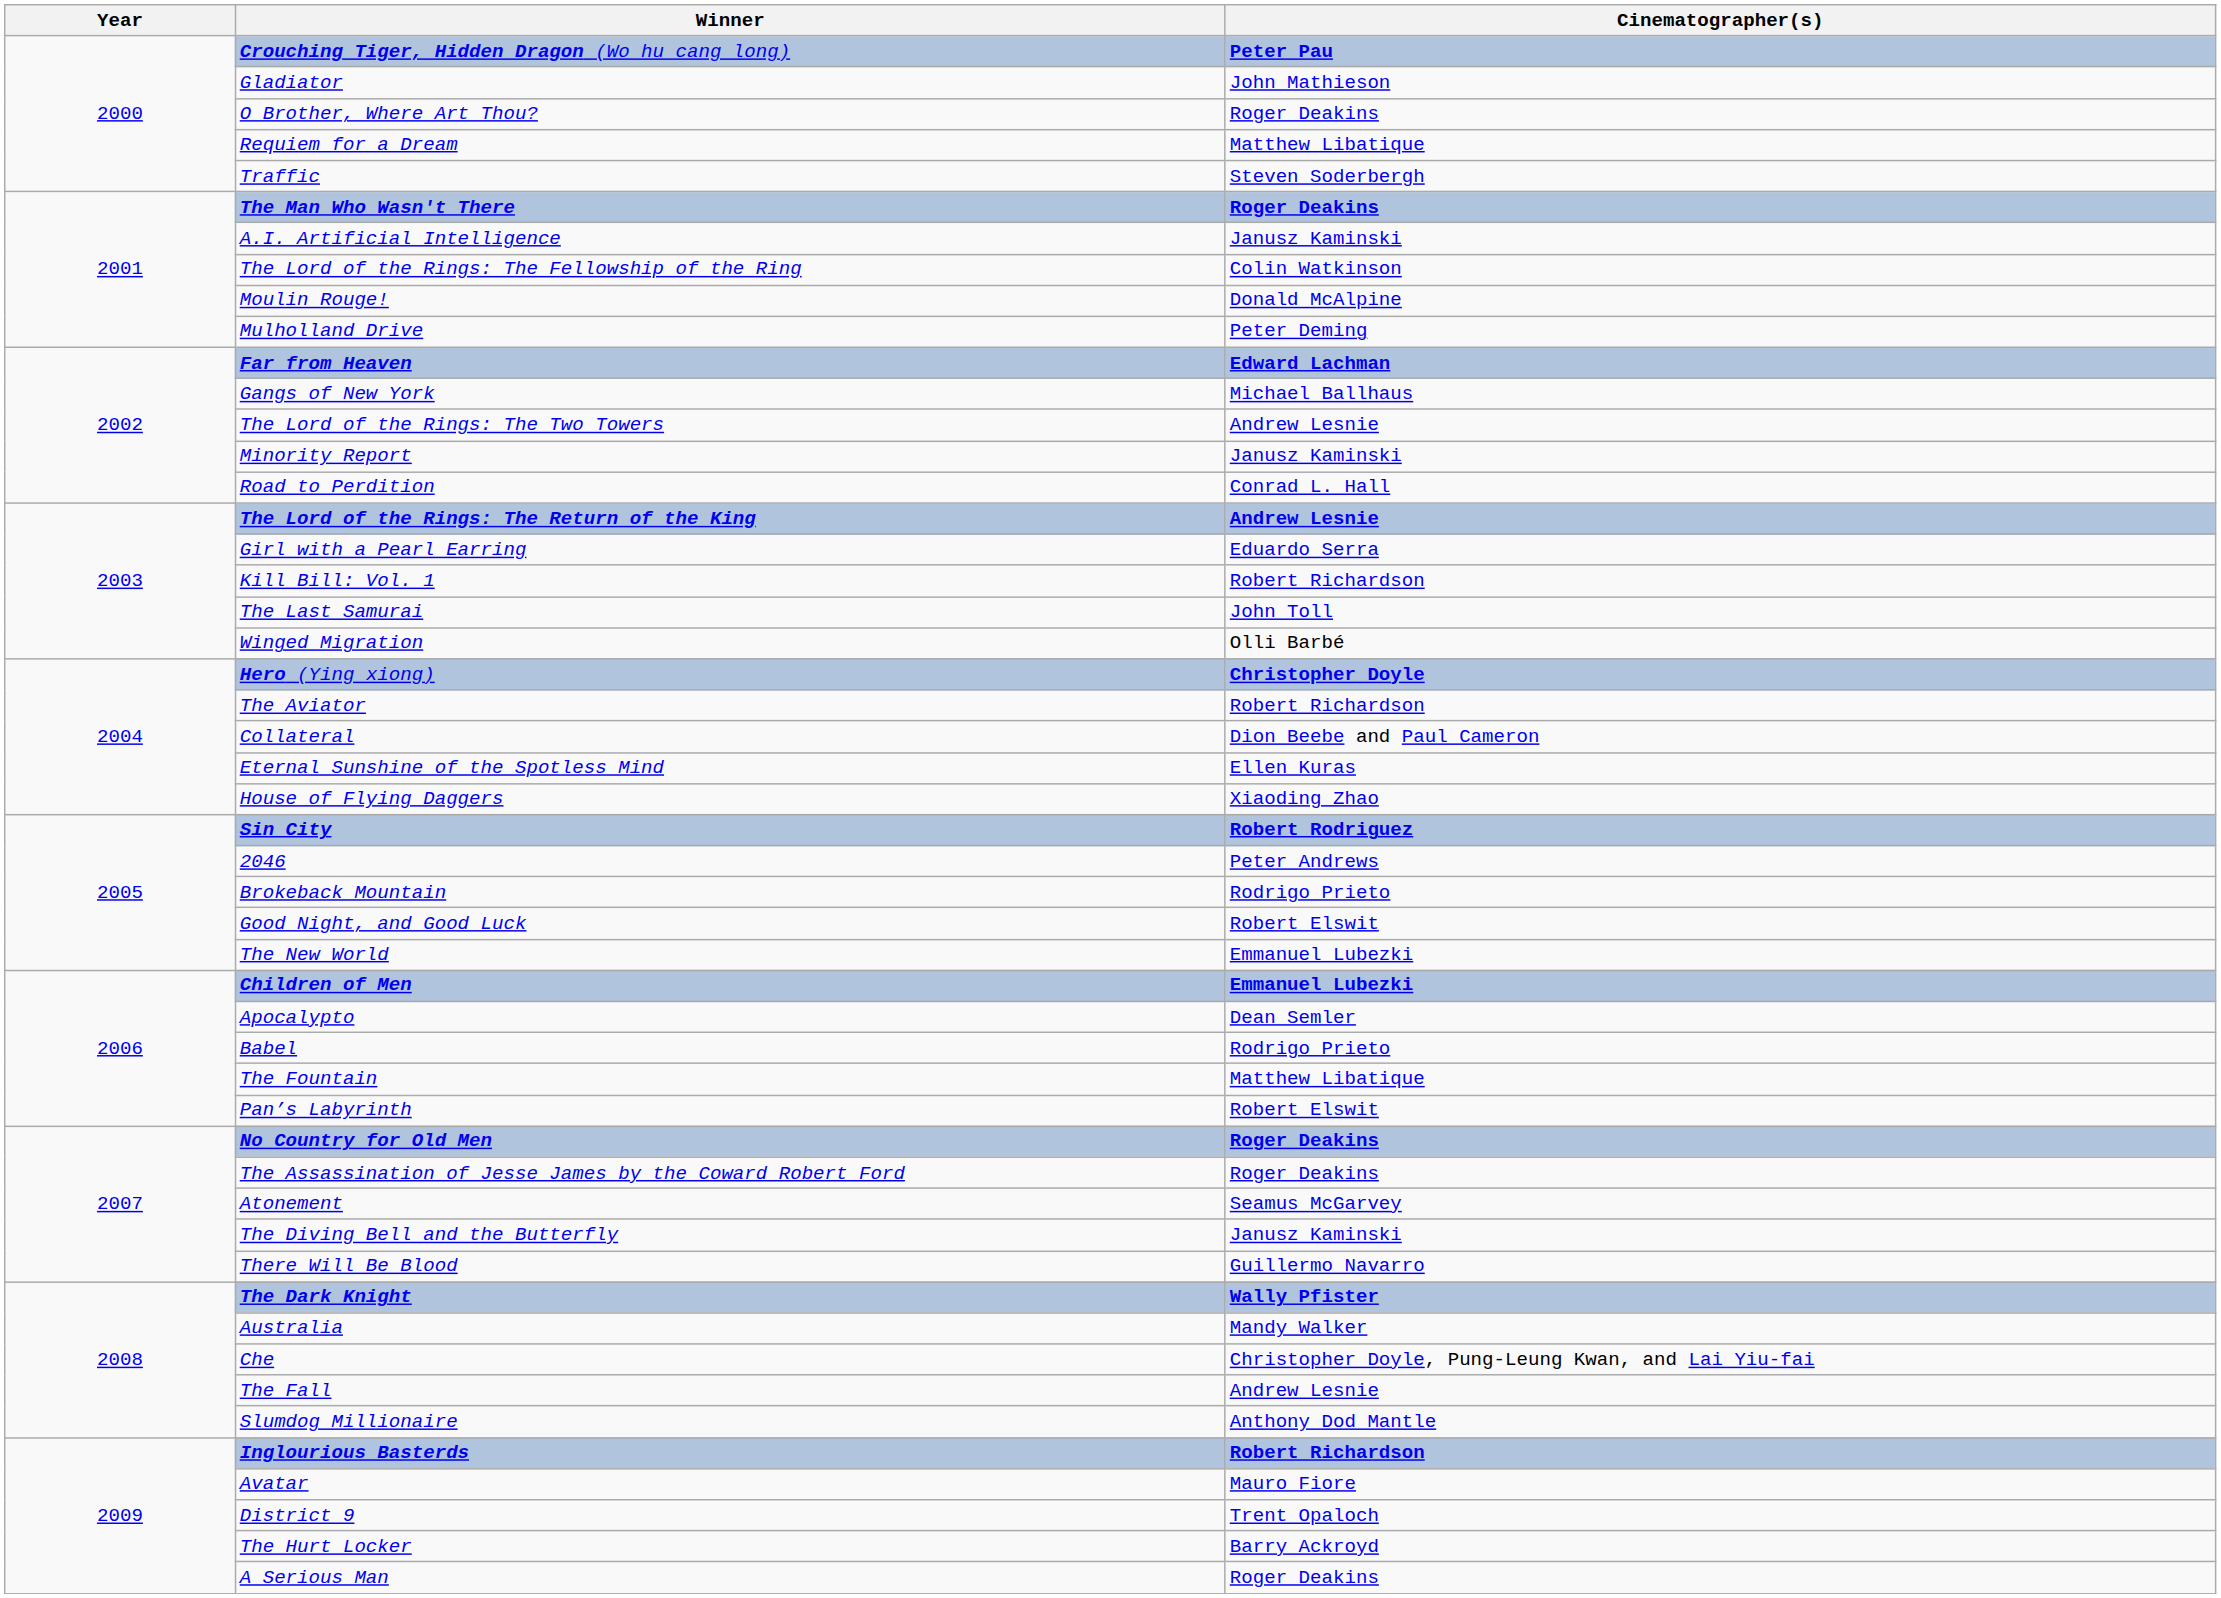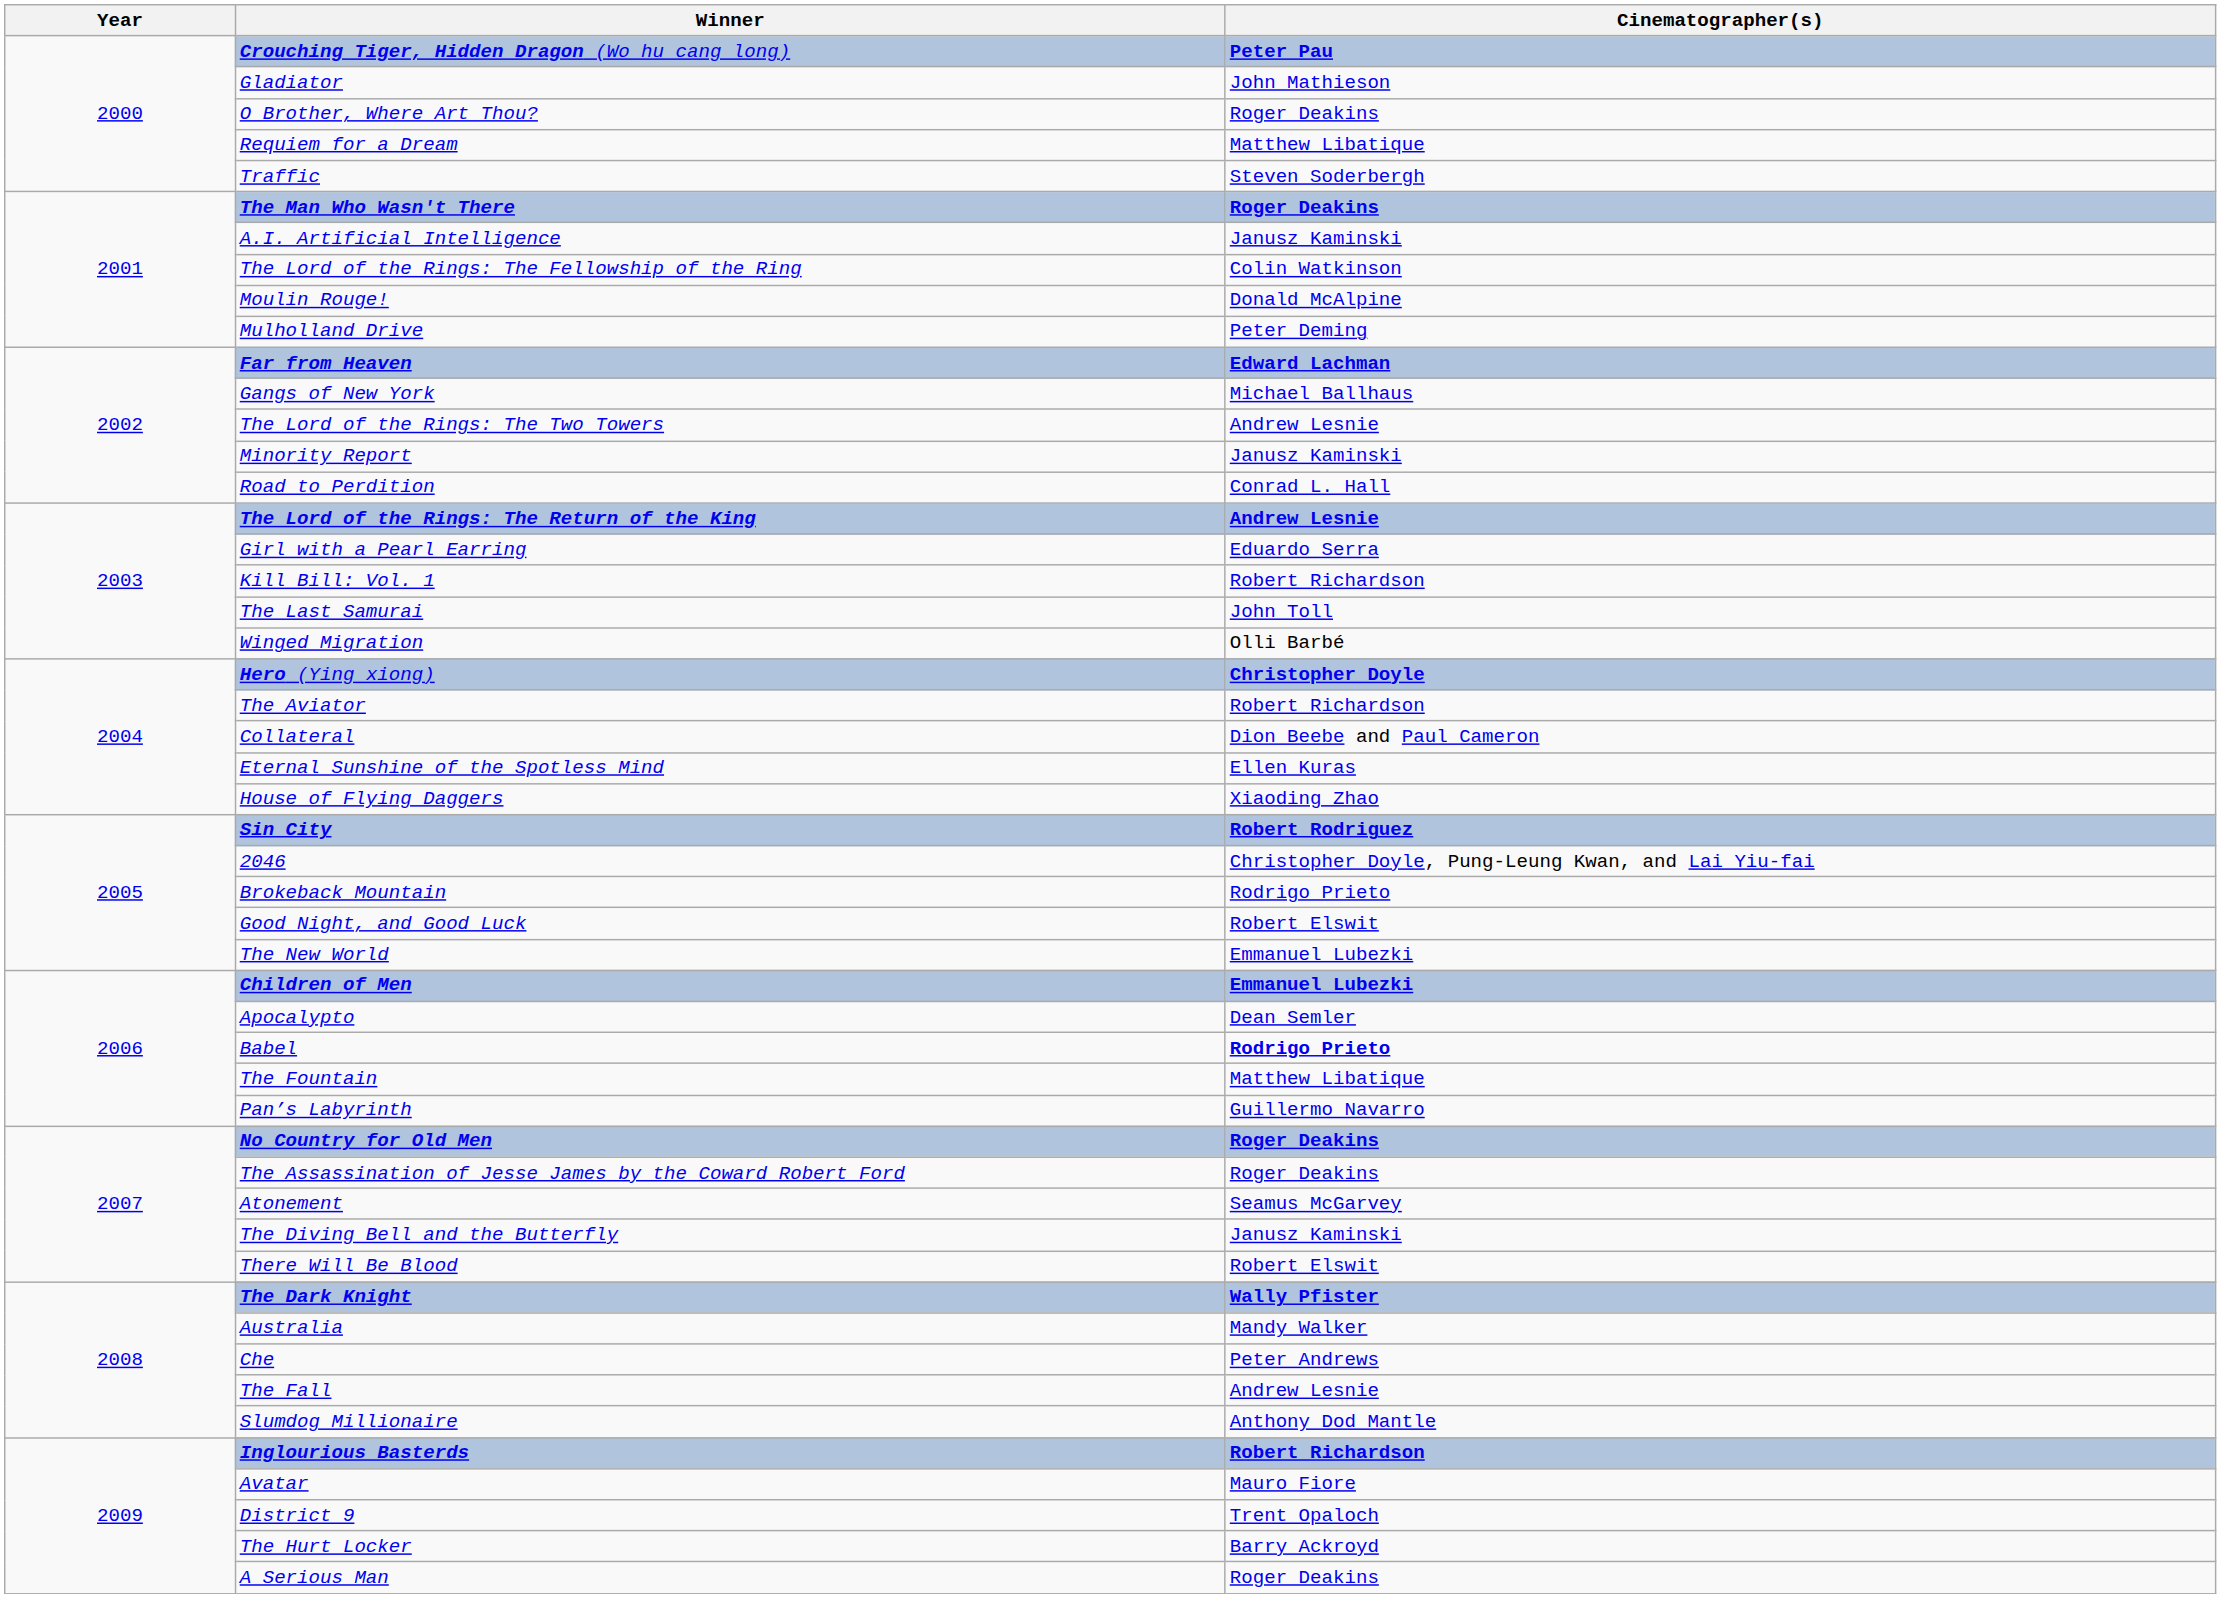(1304, 861) Peter Andrews -> (1522, 861) Christopher Doyle, Pung-Leung Kwan, and Lai Yiu-fai
(1310, 1048) normal -> (1310, 1048) bold
(1304, 1110) Robert Elswit -> (1327, 1110) Guillermo Navarro
(1327, 1266) Guillermo Navarro -> (1304, 1266) Robert Elswit
(1522, 1360) Christopher Doyle, Pung-Leung Kwan, and Lai Yiu-fai -> (1304, 1360) Peter Andrews
